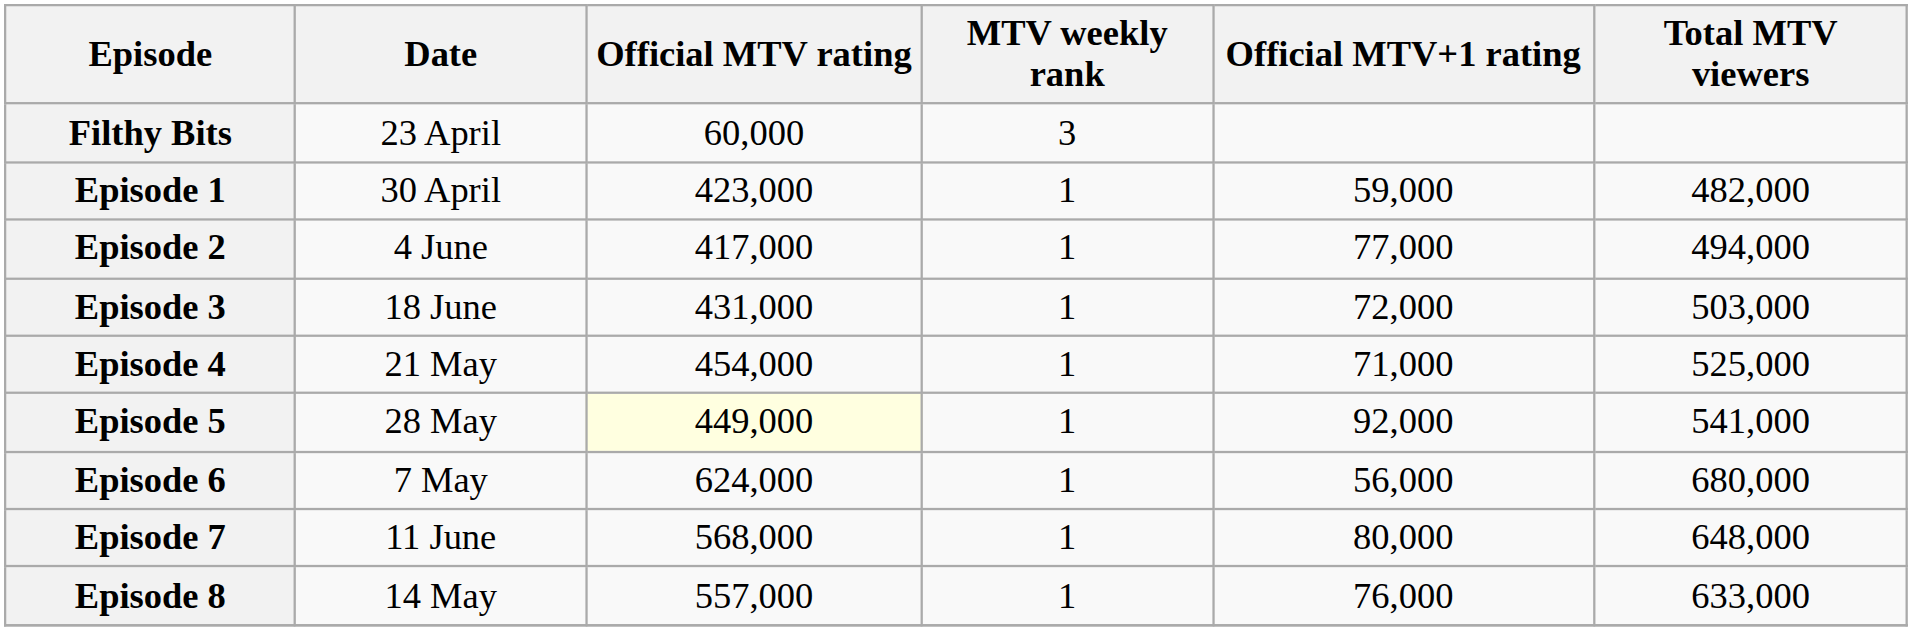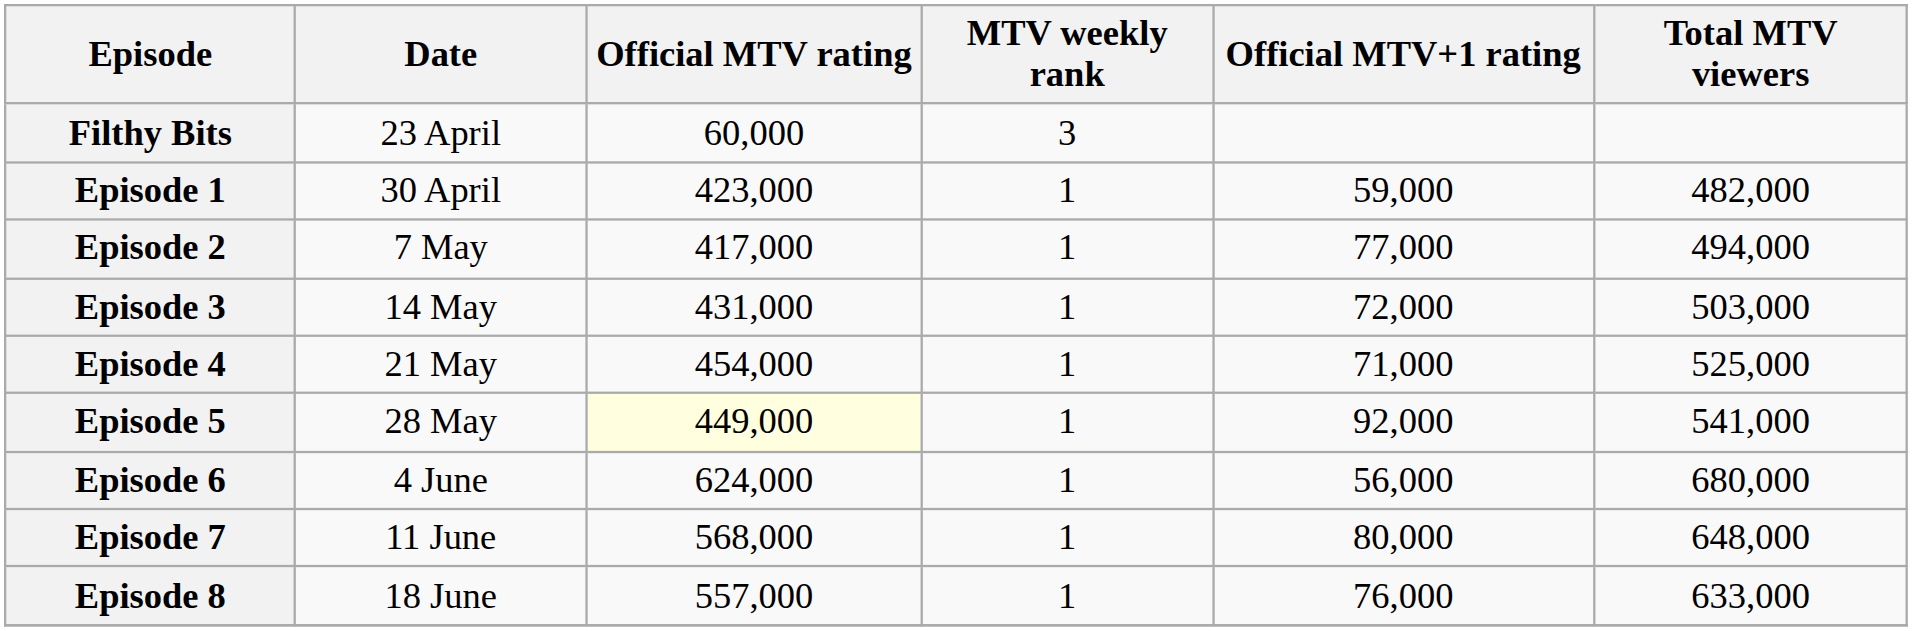(441, 248) 4 June -> (441, 248) 7 May
(441, 305) 18 June -> (441, 305) 14 May
(441, 479) 7 May -> (441, 479) 4 June
(441, 595) 14 May -> (441, 595) 18 June
